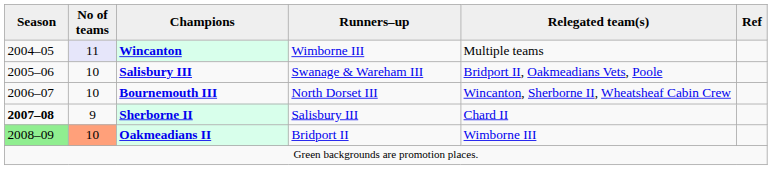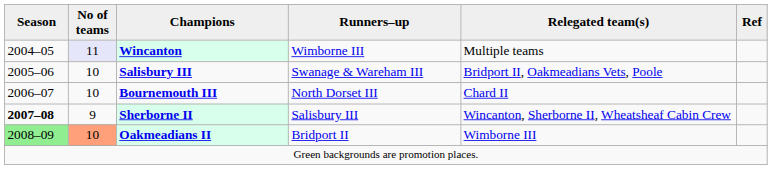(597, 93) Wincanton, Sherborne II, Wheatsheaf Cabin Crew -> (486, 93) Chard II
(486, 114) Chard II -> (597, 114) Wincanton, Sherborne II, Wheatsheaf Cabin Crew
